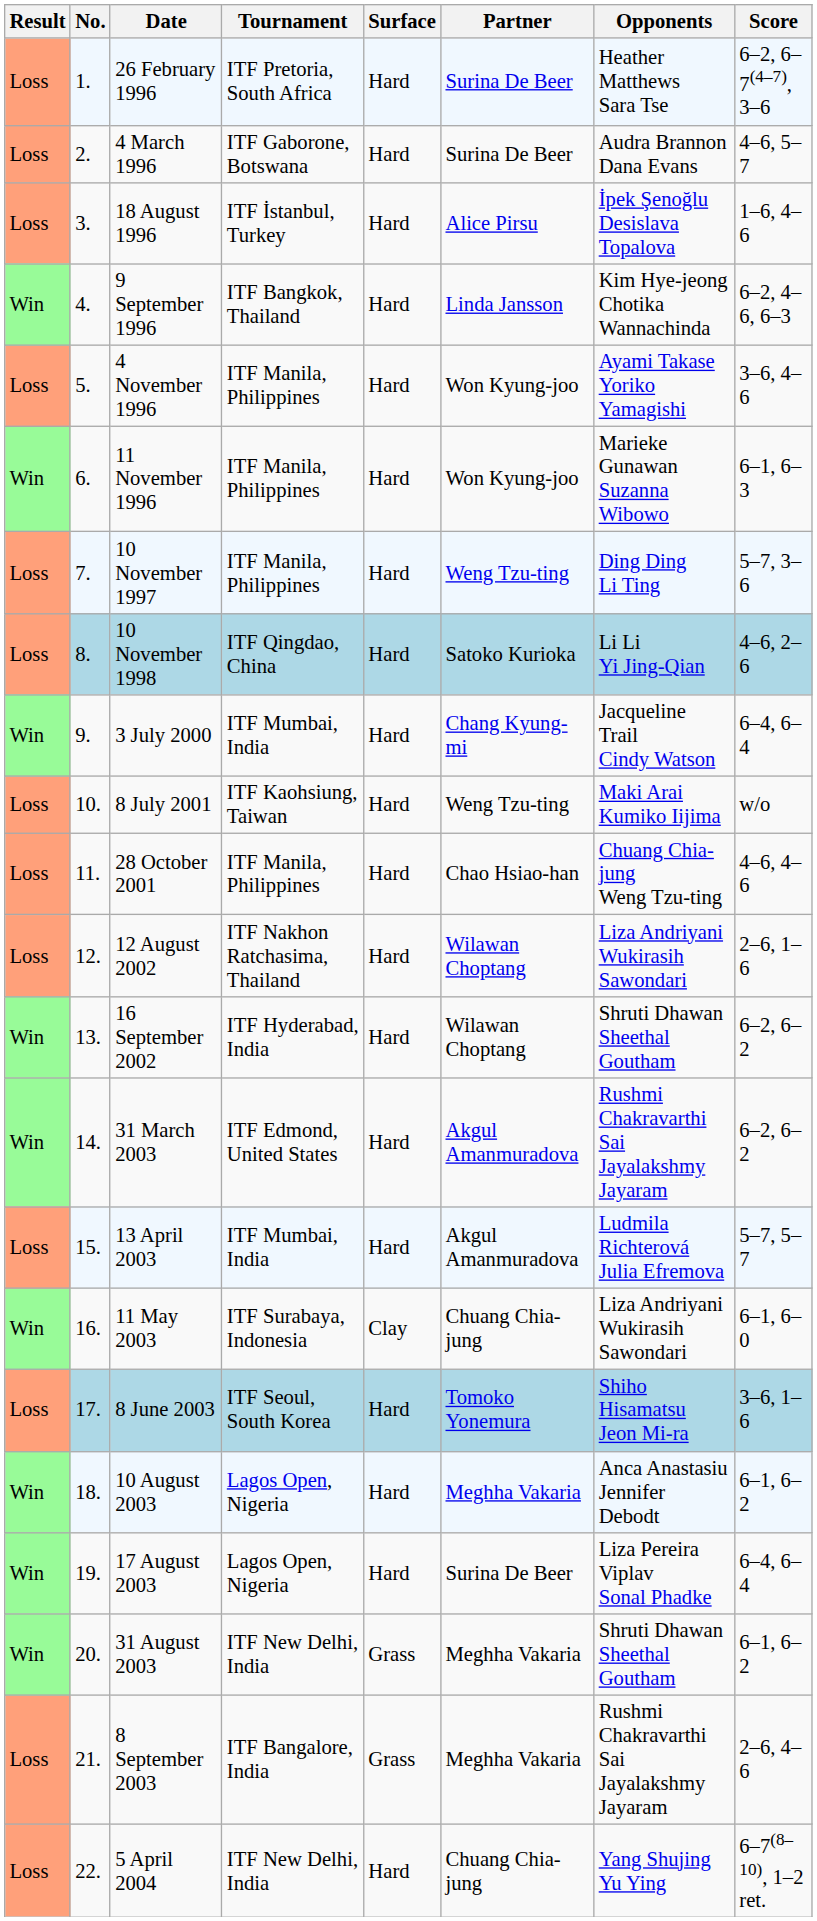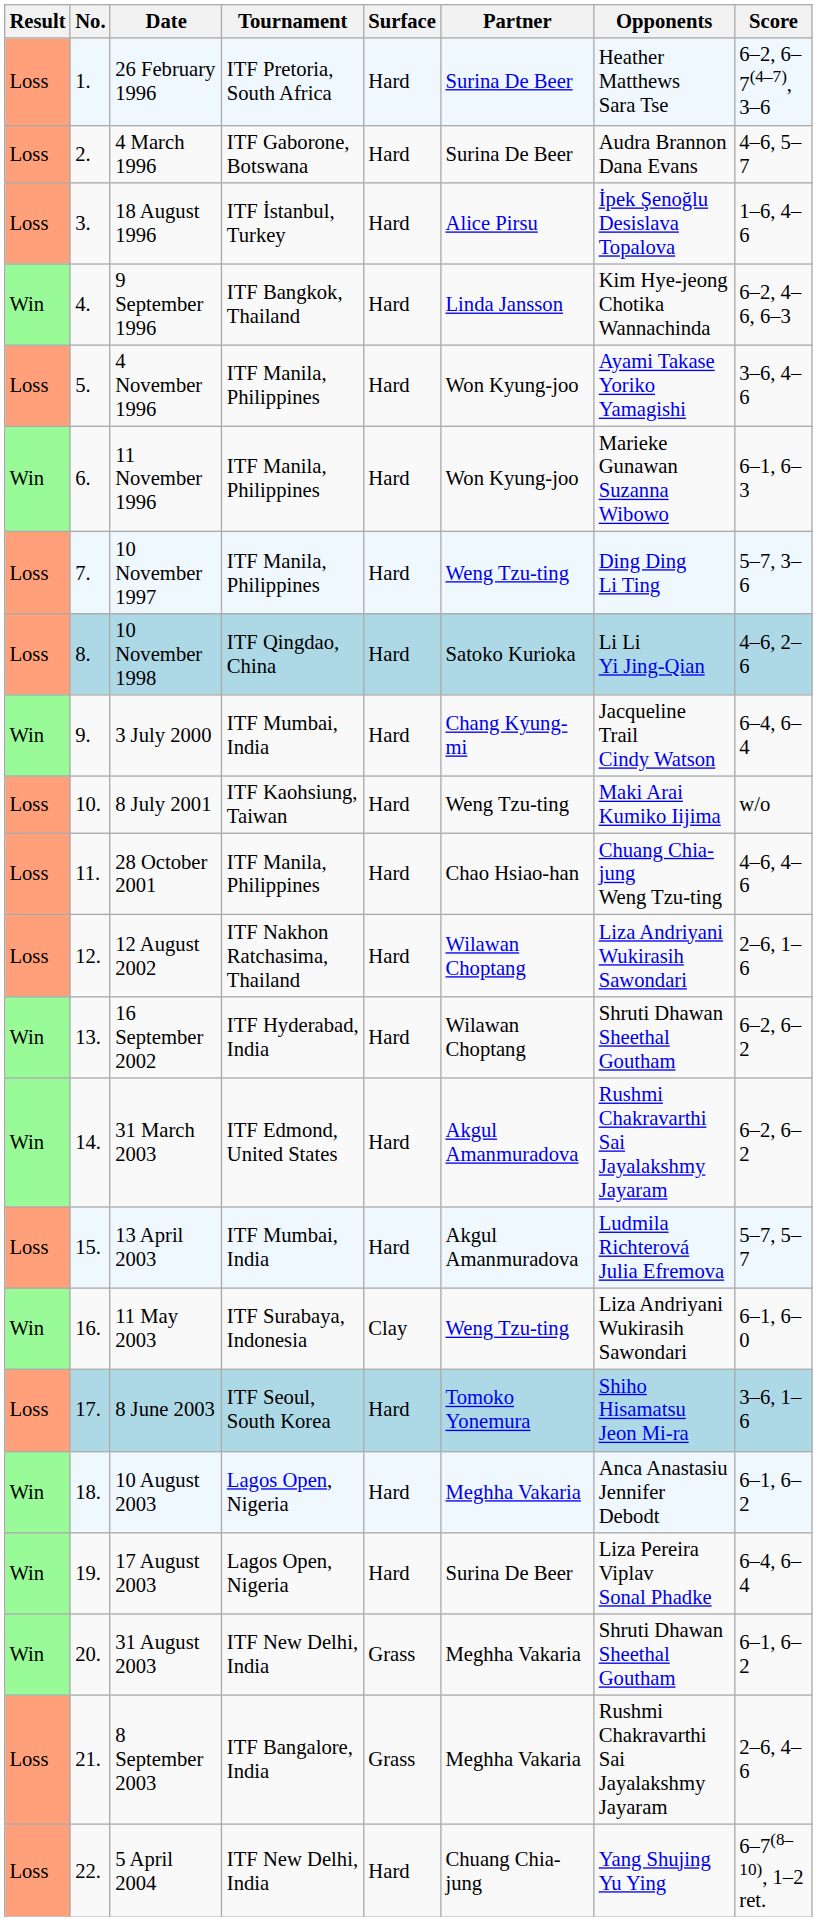(503, 1328) Chuang Chia-jung -> (507, 1328) Weng Tzu-ting
